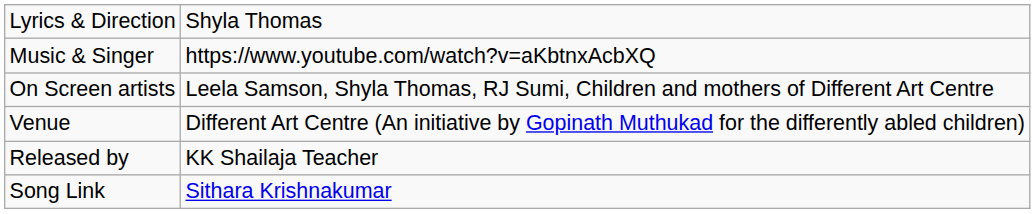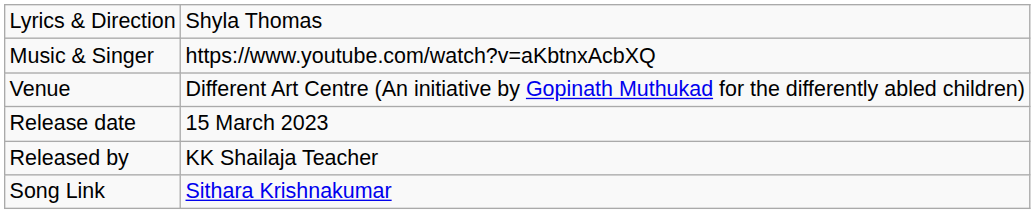- row: (92, 89)
+ row: (73, 123)
